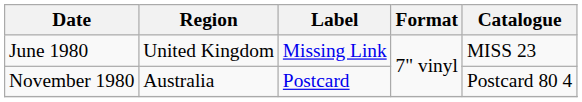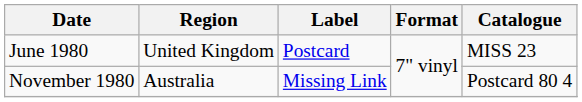(335, 50) Missing Link -> (316, 50) Postcard
(316, 81) Postcard -> (335, 81) Missing Link
